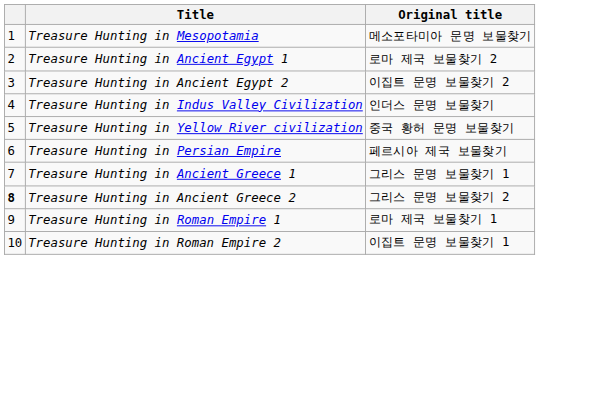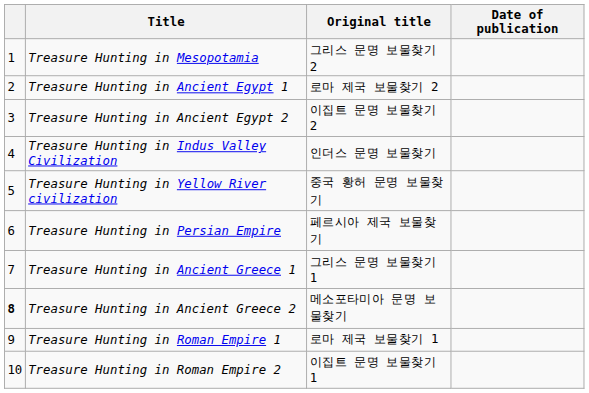+ column: (518, 22)
(450, 36) 메소포타미아 문명 보물찾기 -> (373, 58) 그리스 문명 보물찾기 2
(439, 196) 그리스 문명 보물찾기 2 -> (373, 308) 메소포타미아 문명 보물찾기
